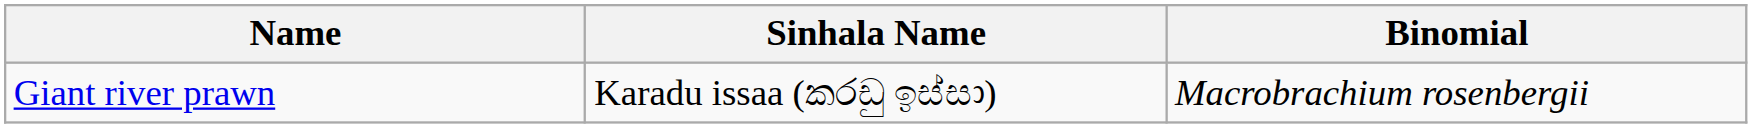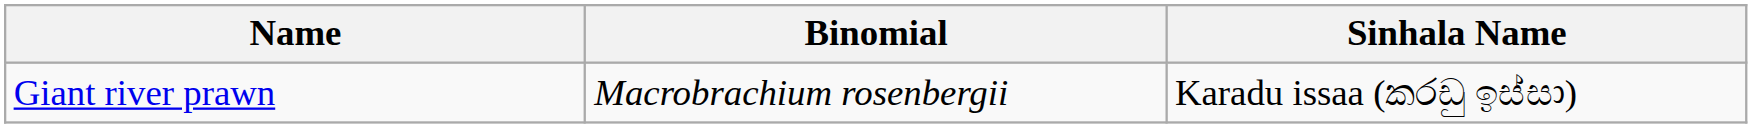columns swapped: (1457, 33) <-> (876, 33)
